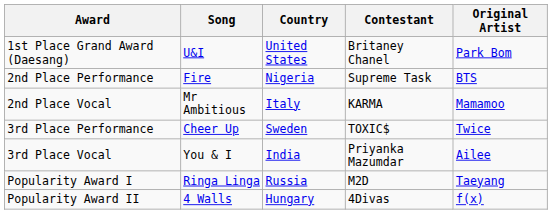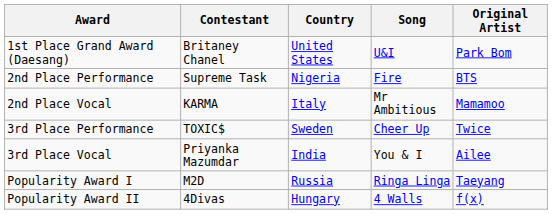columns swapped: (399, 21) <-> (222, 21)
